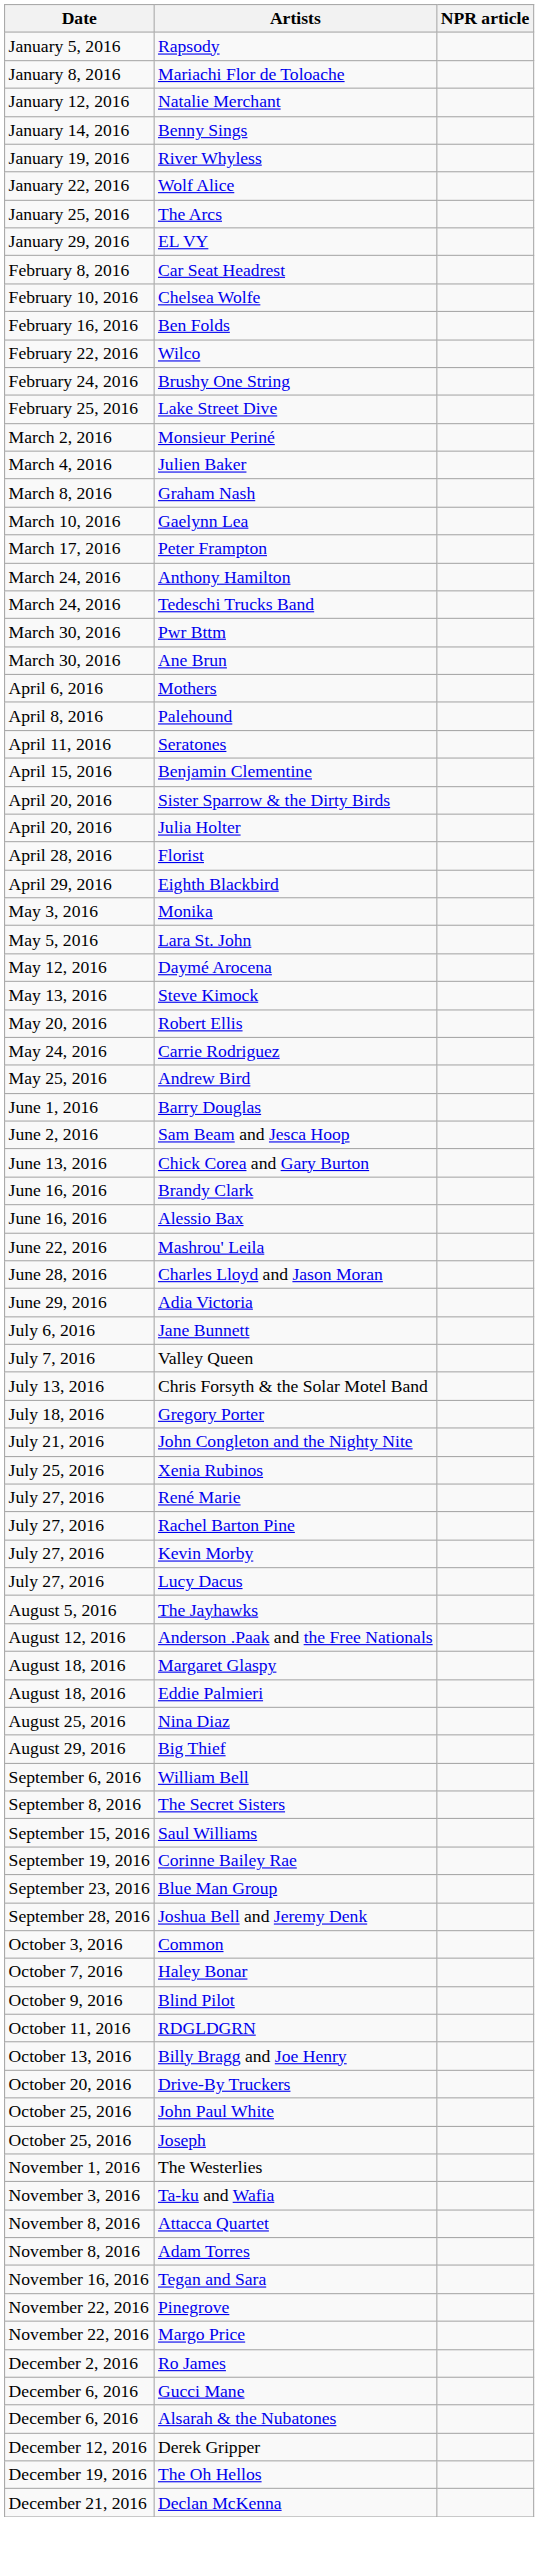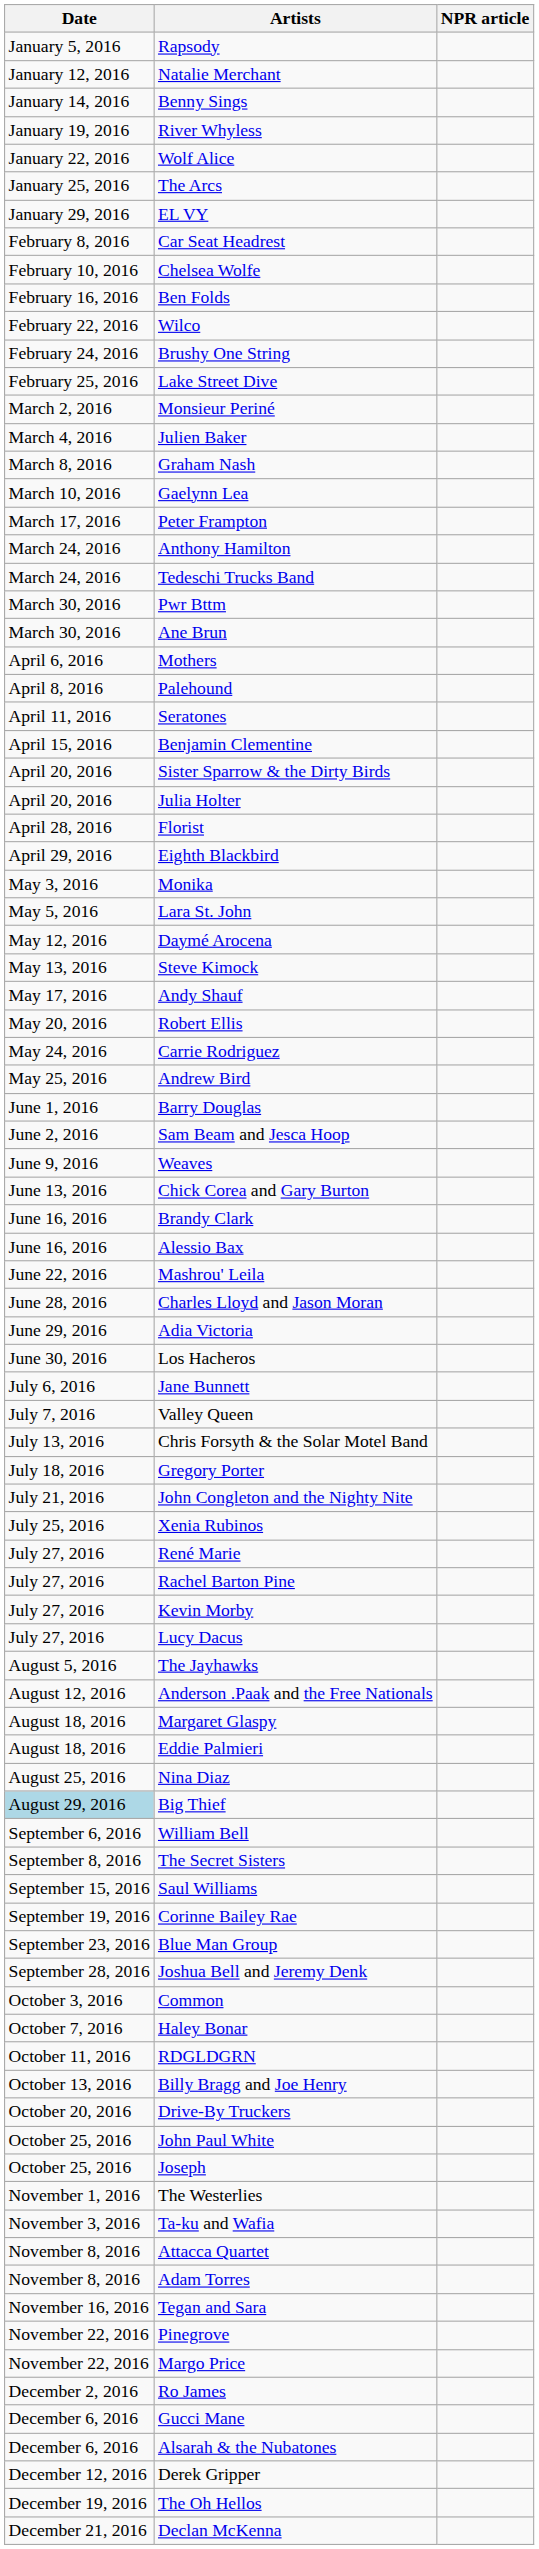- row: (251, 74)
+ row: (200, 995)
+ row: (185, 1162)
+ row: (207, 1358)
(67, 1749) no background -> (67, 1804) lightblue background
- row: (196, 2000)
